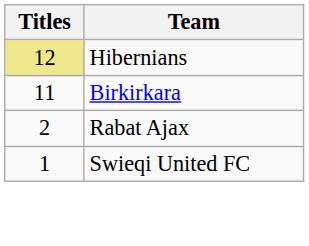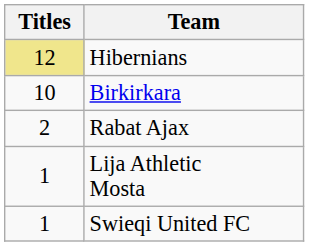(45, 92) 11 -> (45, 92) 10
+ row: (145, 175)
